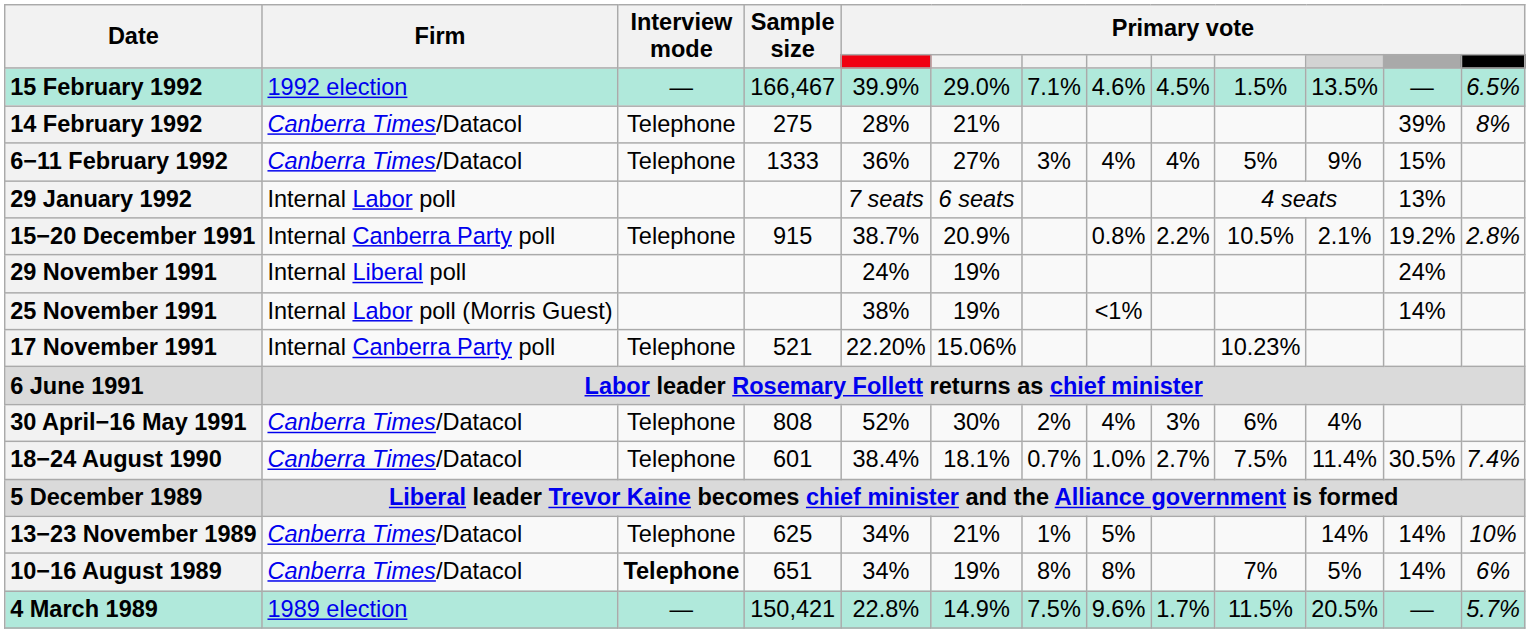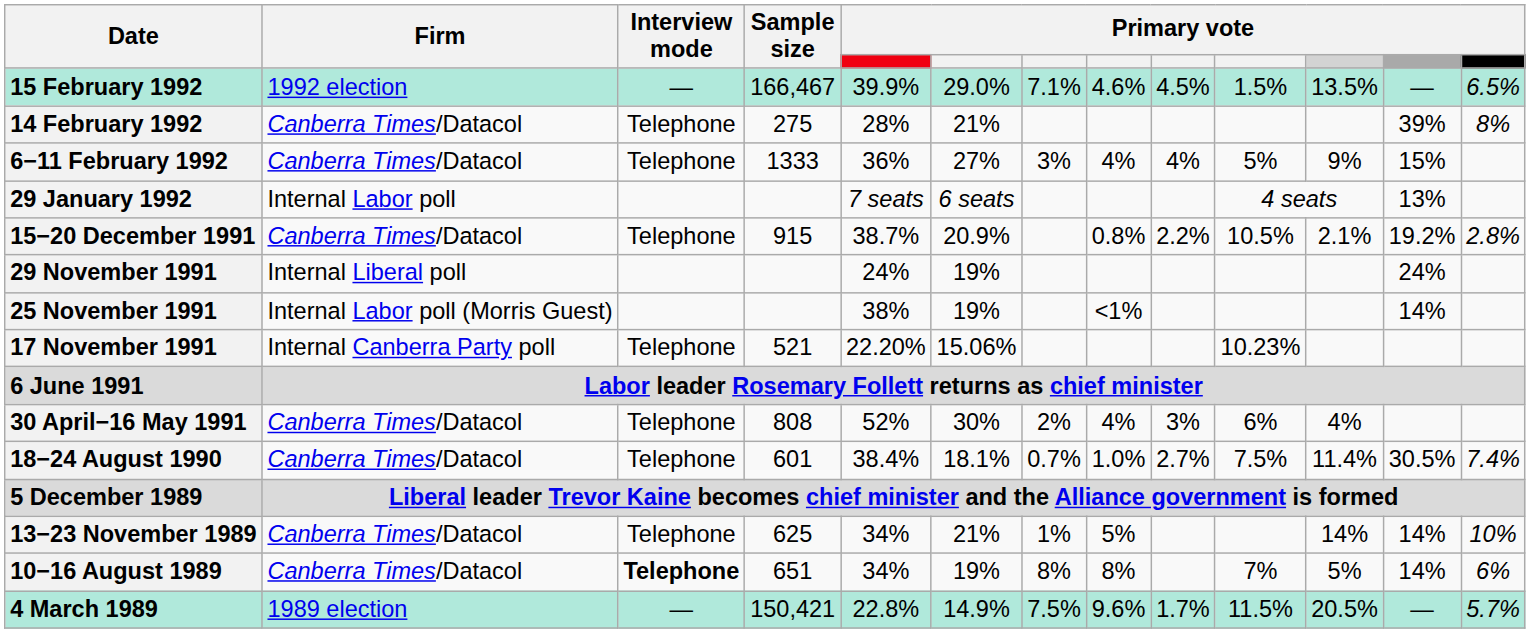(411, 236) Internal Canberra Party poll -> (395, 236) Canberra Times/Datacol
